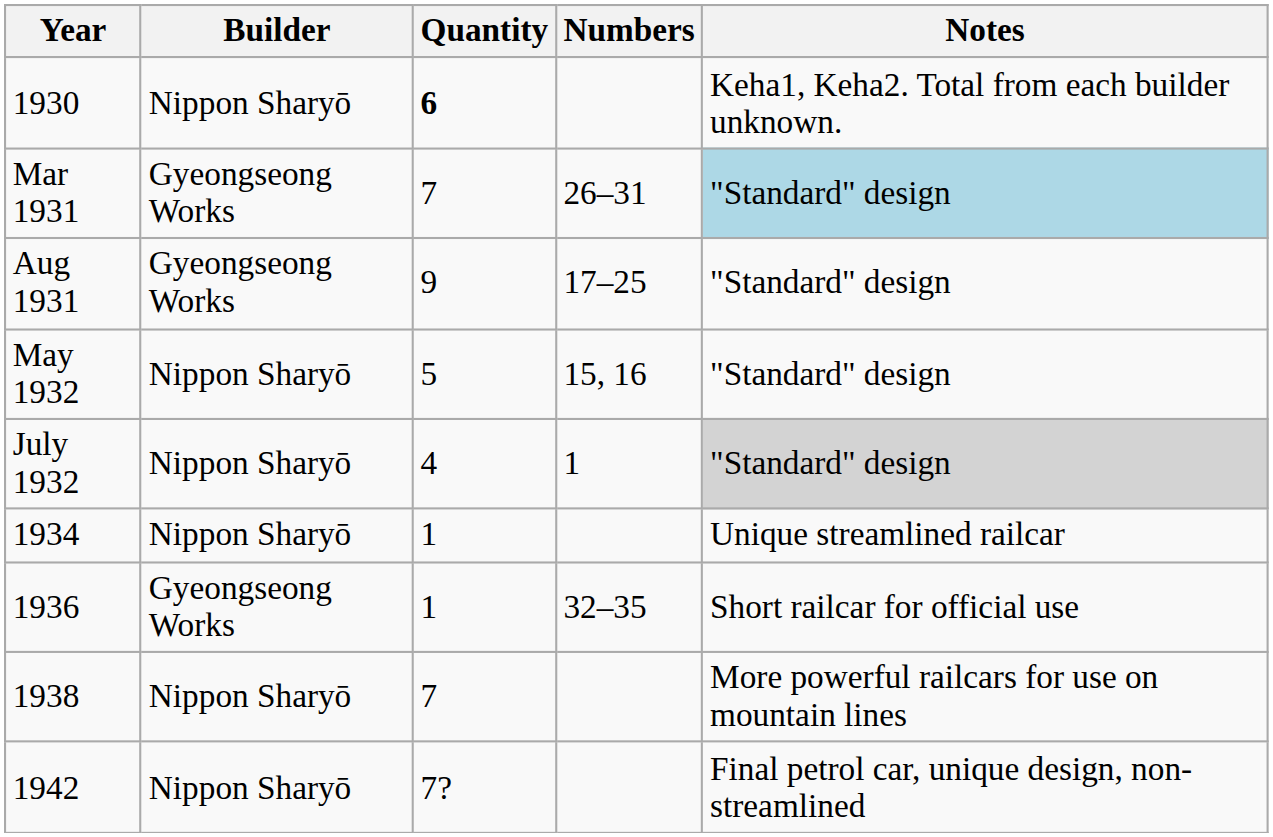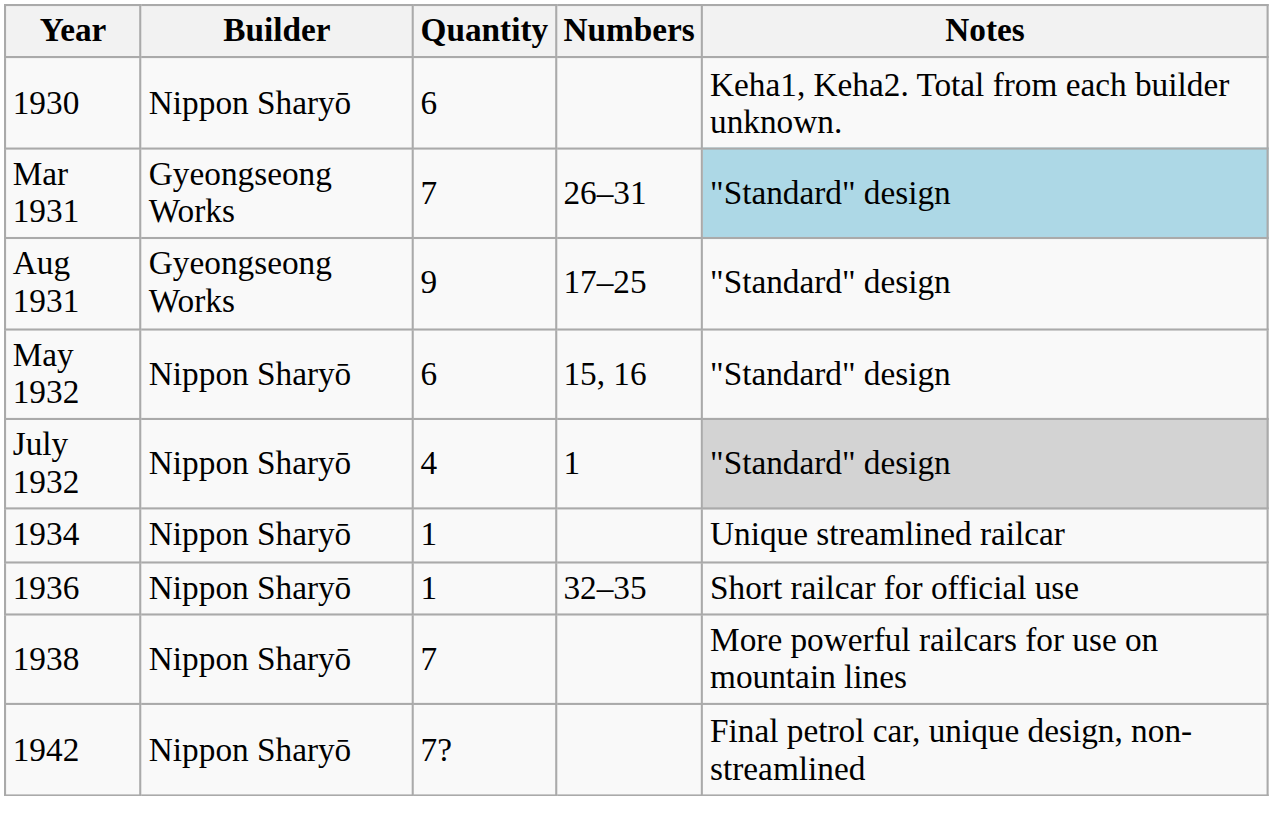(429, 102) bold -> (429, 102) normal
(429, 373) 5 -> (429, 373) 6
(240, 606) Gyeongseong Works -> (250, 587) Nippon Sharyō
